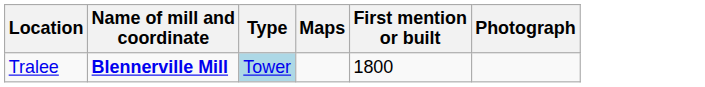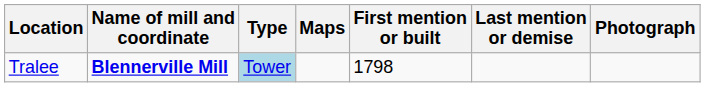+ column: (531, 28)
(373, 67) 1800 -> (373, 67) 1798
